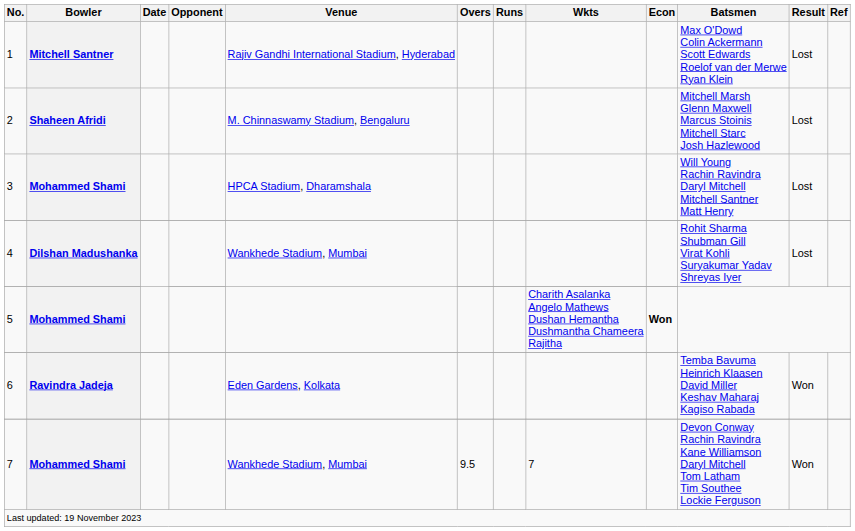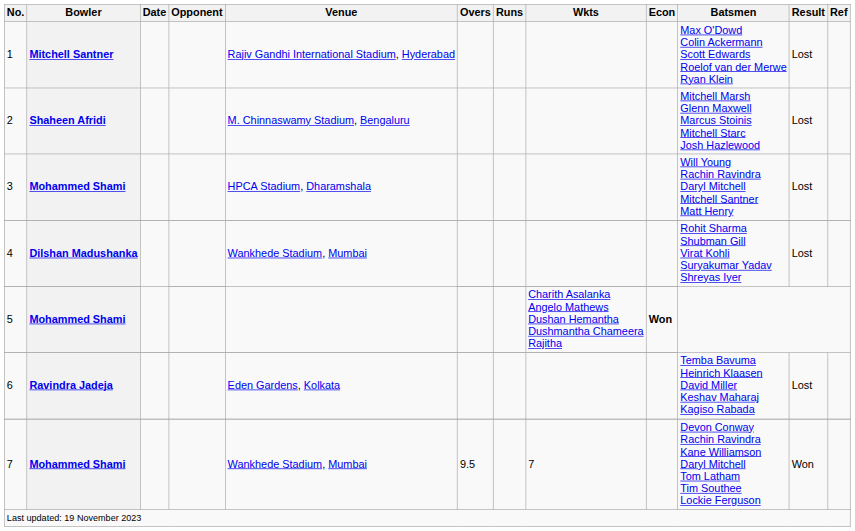(803, 385) Won -> (802, 385) Lost
